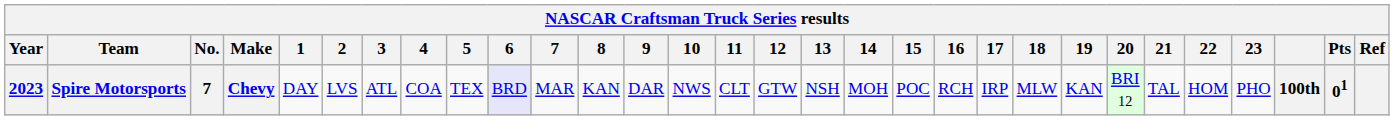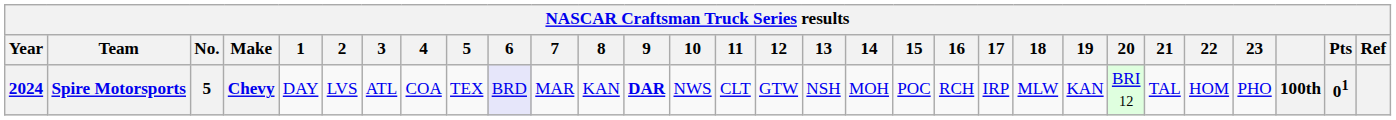(26, 89) 2023 -> (26, 89) 2024
(207, 89) 7 -> (207, 89) 5
(646, 89) normal -> (647, 89) bold
